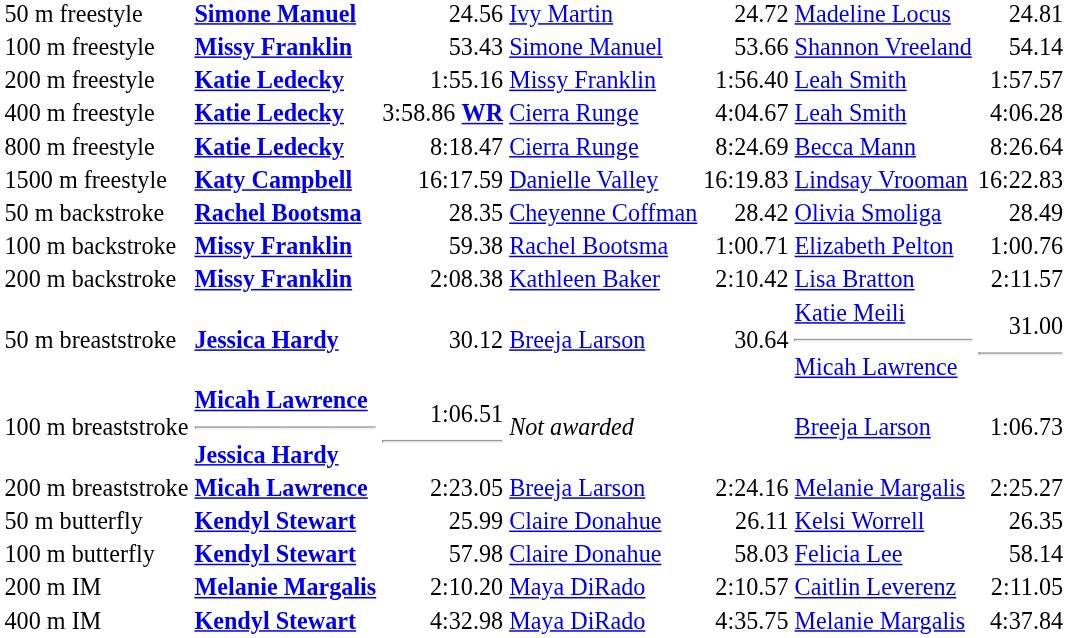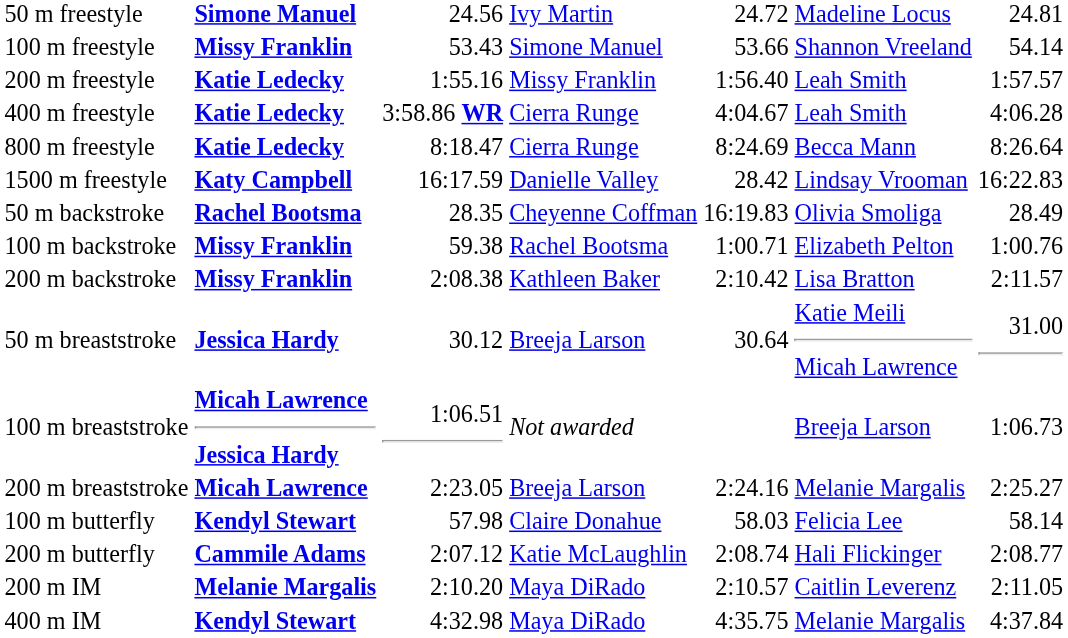(746, 179) 16:19.83 -> (761, 179) 28.42
(761, 213) 28.42 -> (746, 213) 16:19.83
- row: (74, 521)
+ row: (80, 554)
